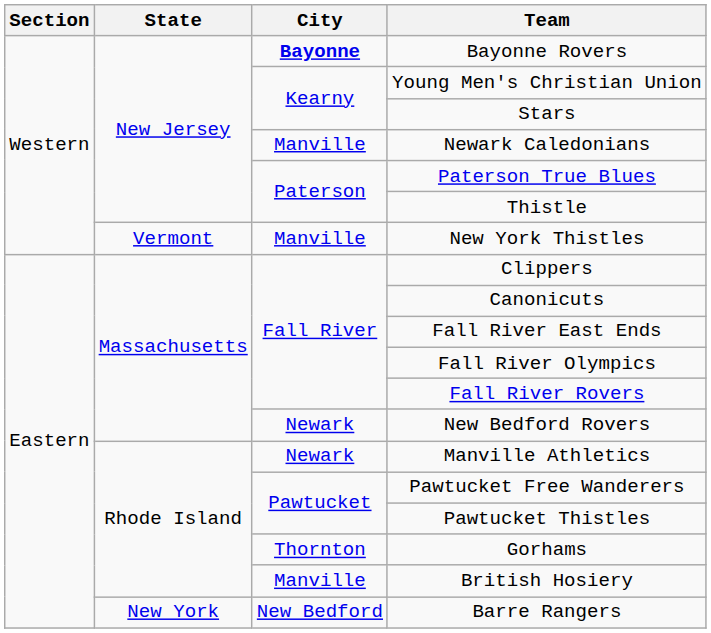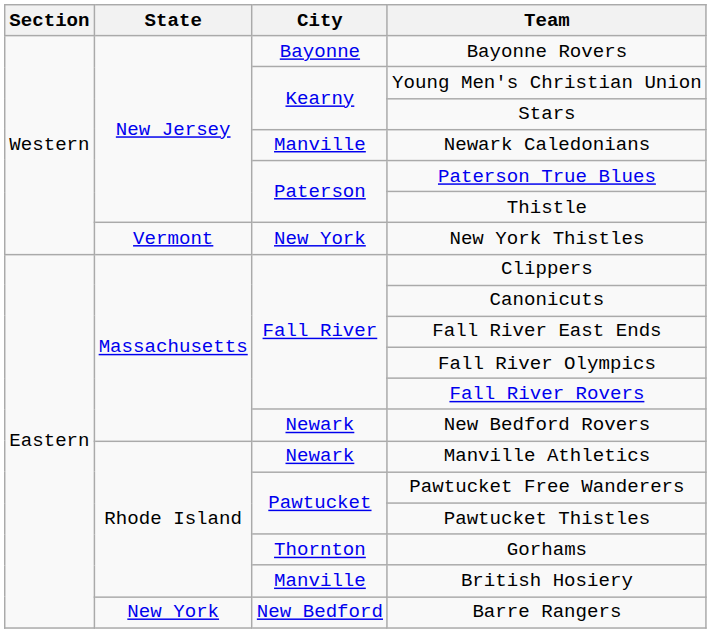(320, 51) bold -> (320, 51) normal
(320, 238) Manville -> (320, 238) New York
